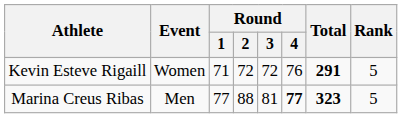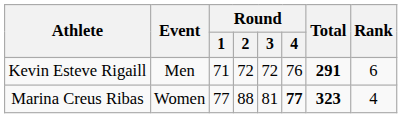(180, 71) Women -> (180, 71) Men
(373, 71) 5 -> (373, 71) 6
(180, 99) Men -> (180, 99) Women
(373, 99) 5 -> (373, 99) 4
